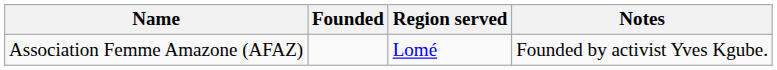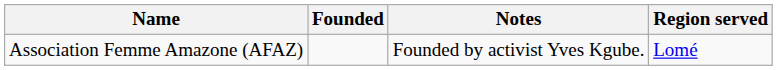columns swapped: (450, 19) <-> (642, 19)
